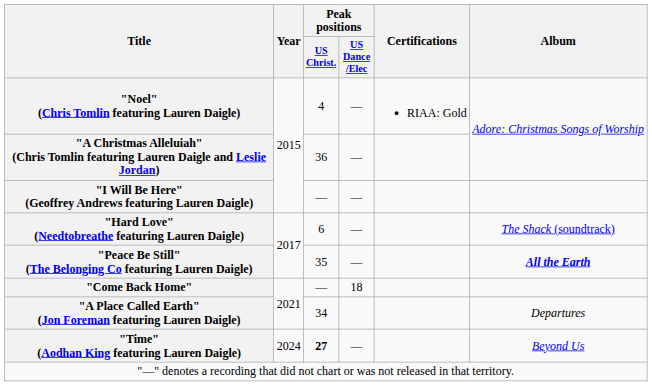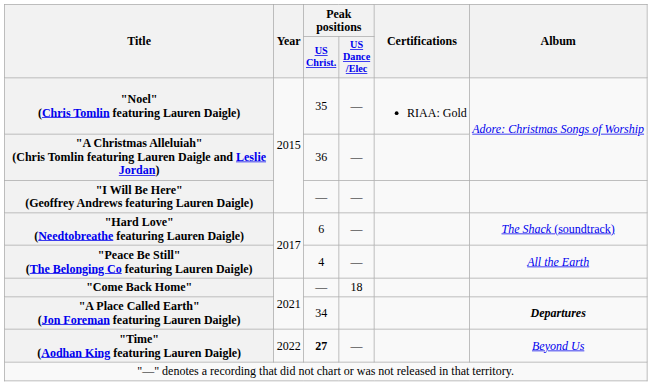(321, 106) 4 -> (321, 106) 35
(321, 261) 35 -> (321, 261) 4
(558, 261) bold -> (558, 261) normal
(558, 313) normal -> (558, 313) bold
(289, 345) 2024 -> (289, 345) 2022
